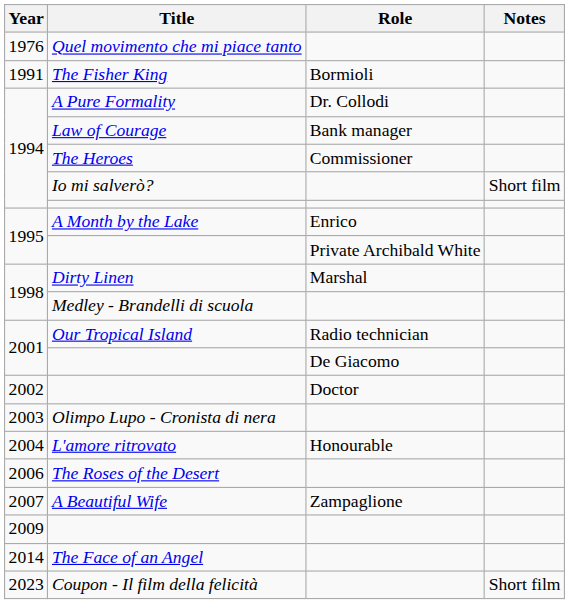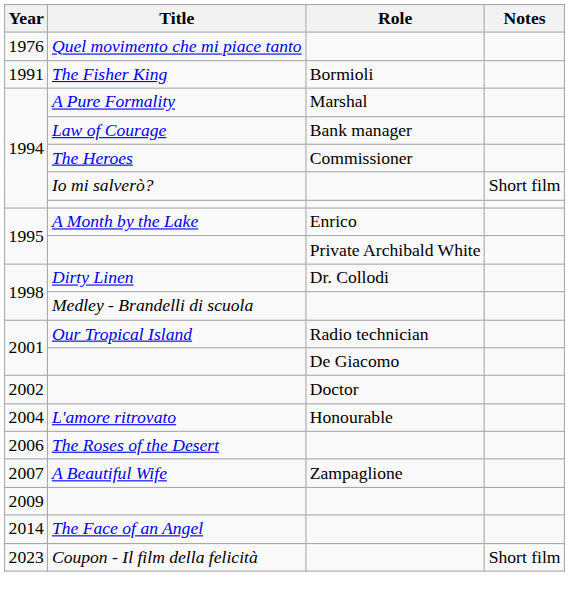(349, 102) Dr. Collodi -> (339, 102) Marshal
(339, 277) Marshal -> (349, 277) Dr. Collodi
- row: (26, 417)
